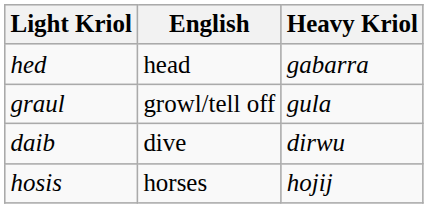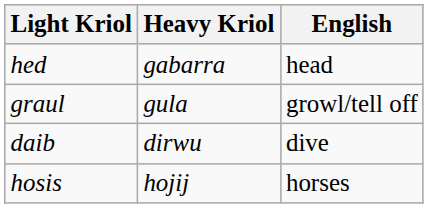columns swapped: (352, 24) <-> (209, 24)
